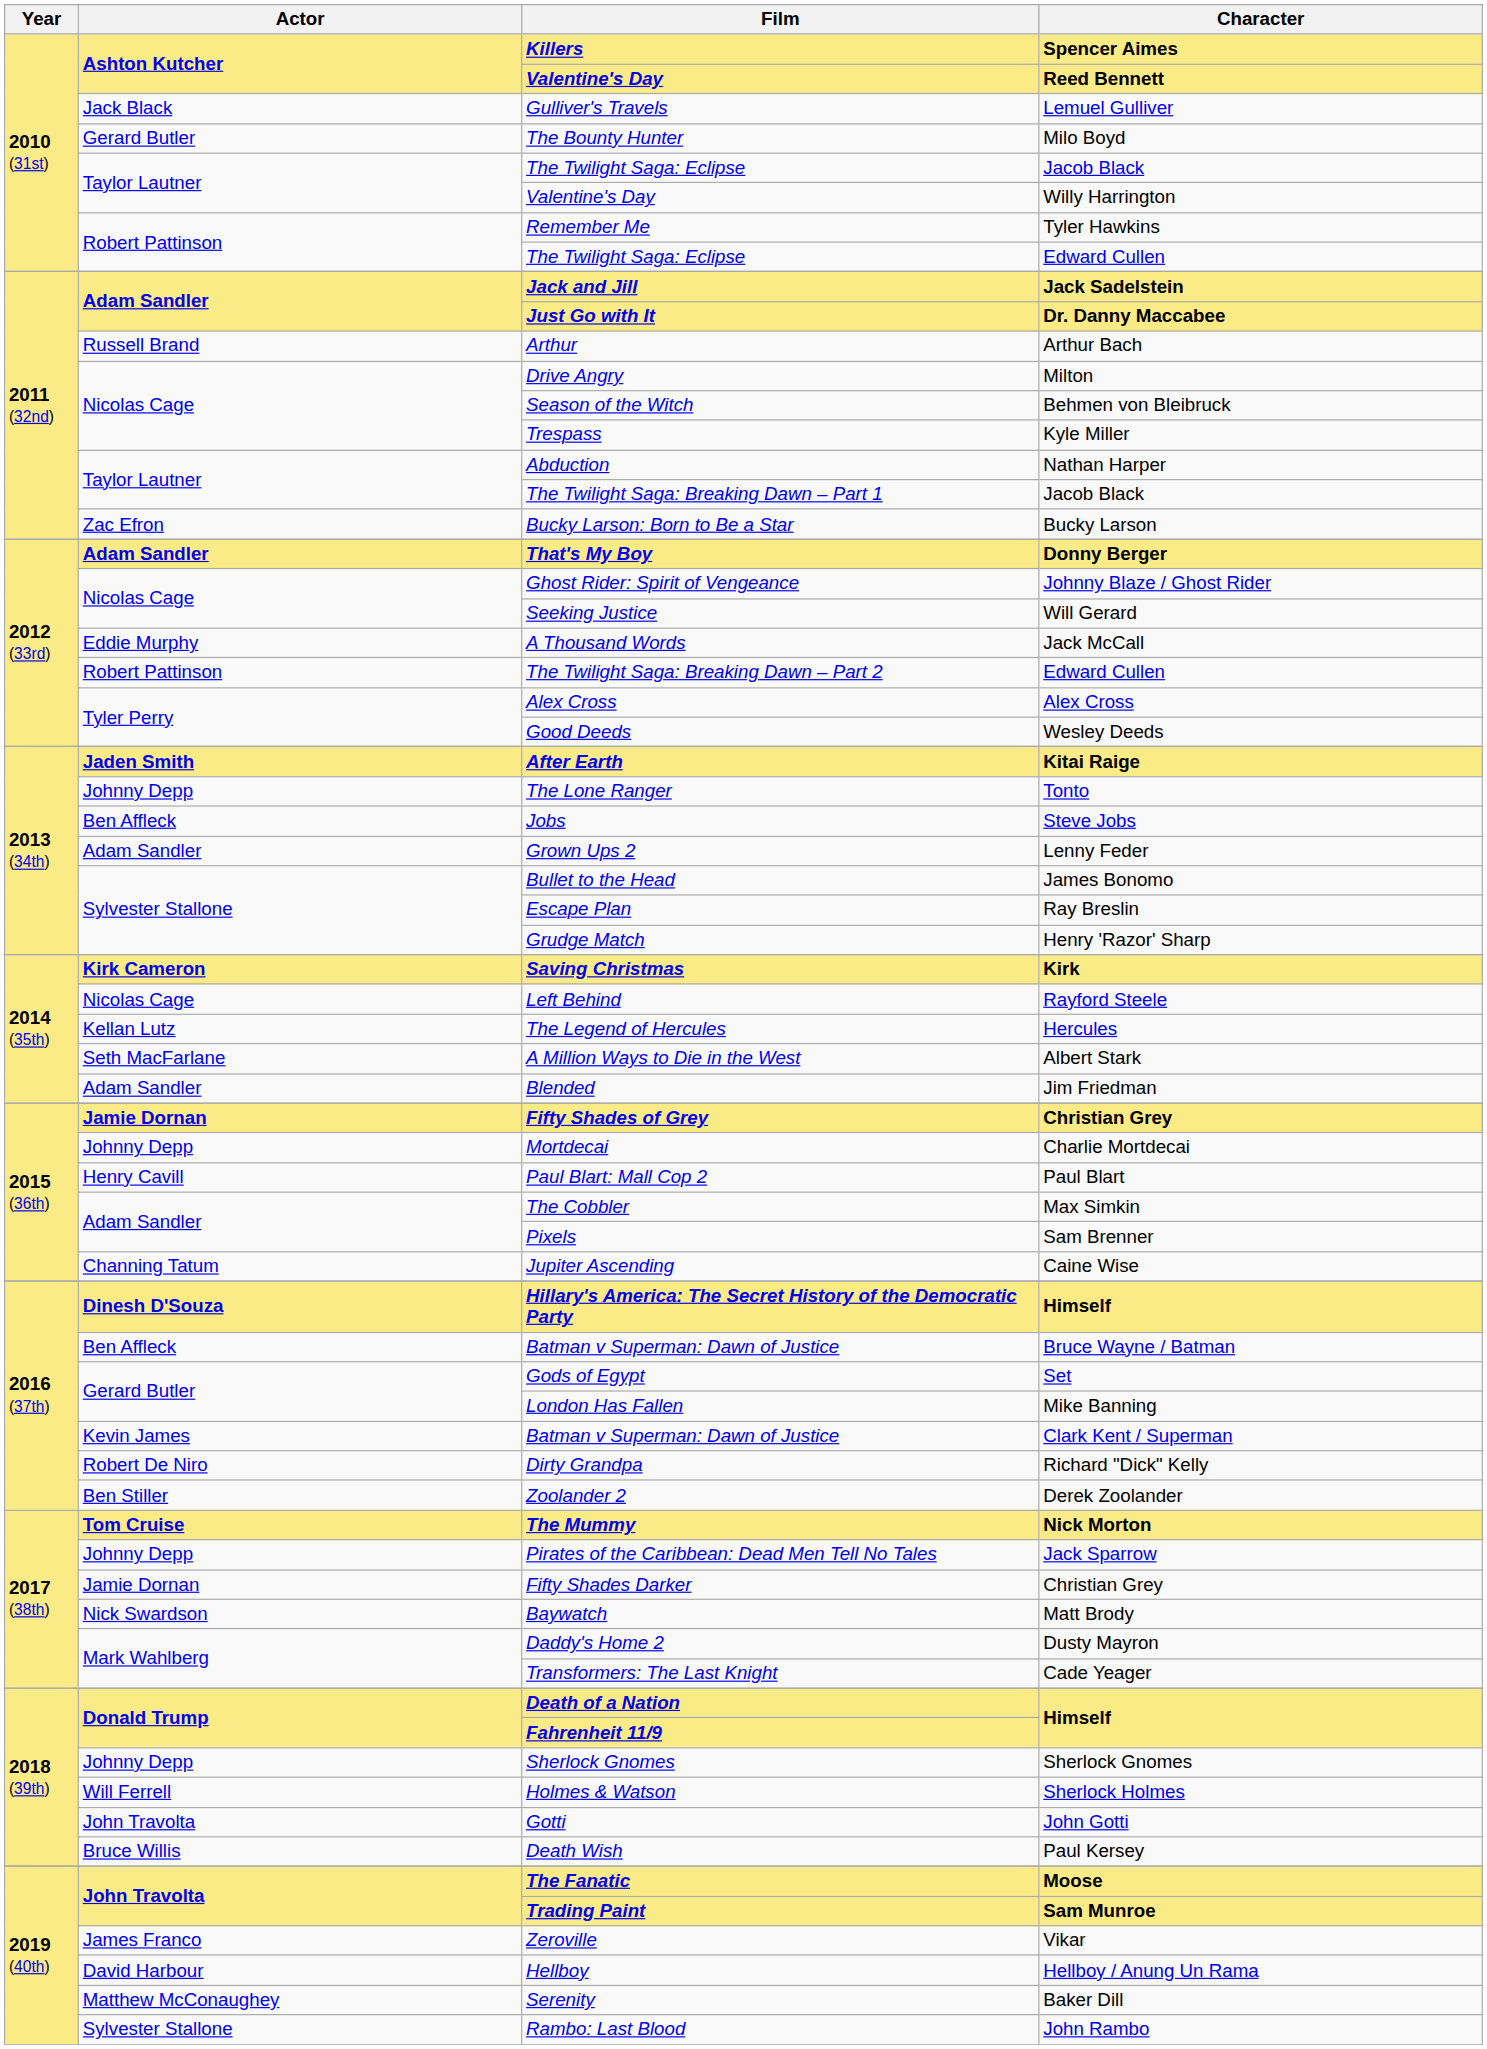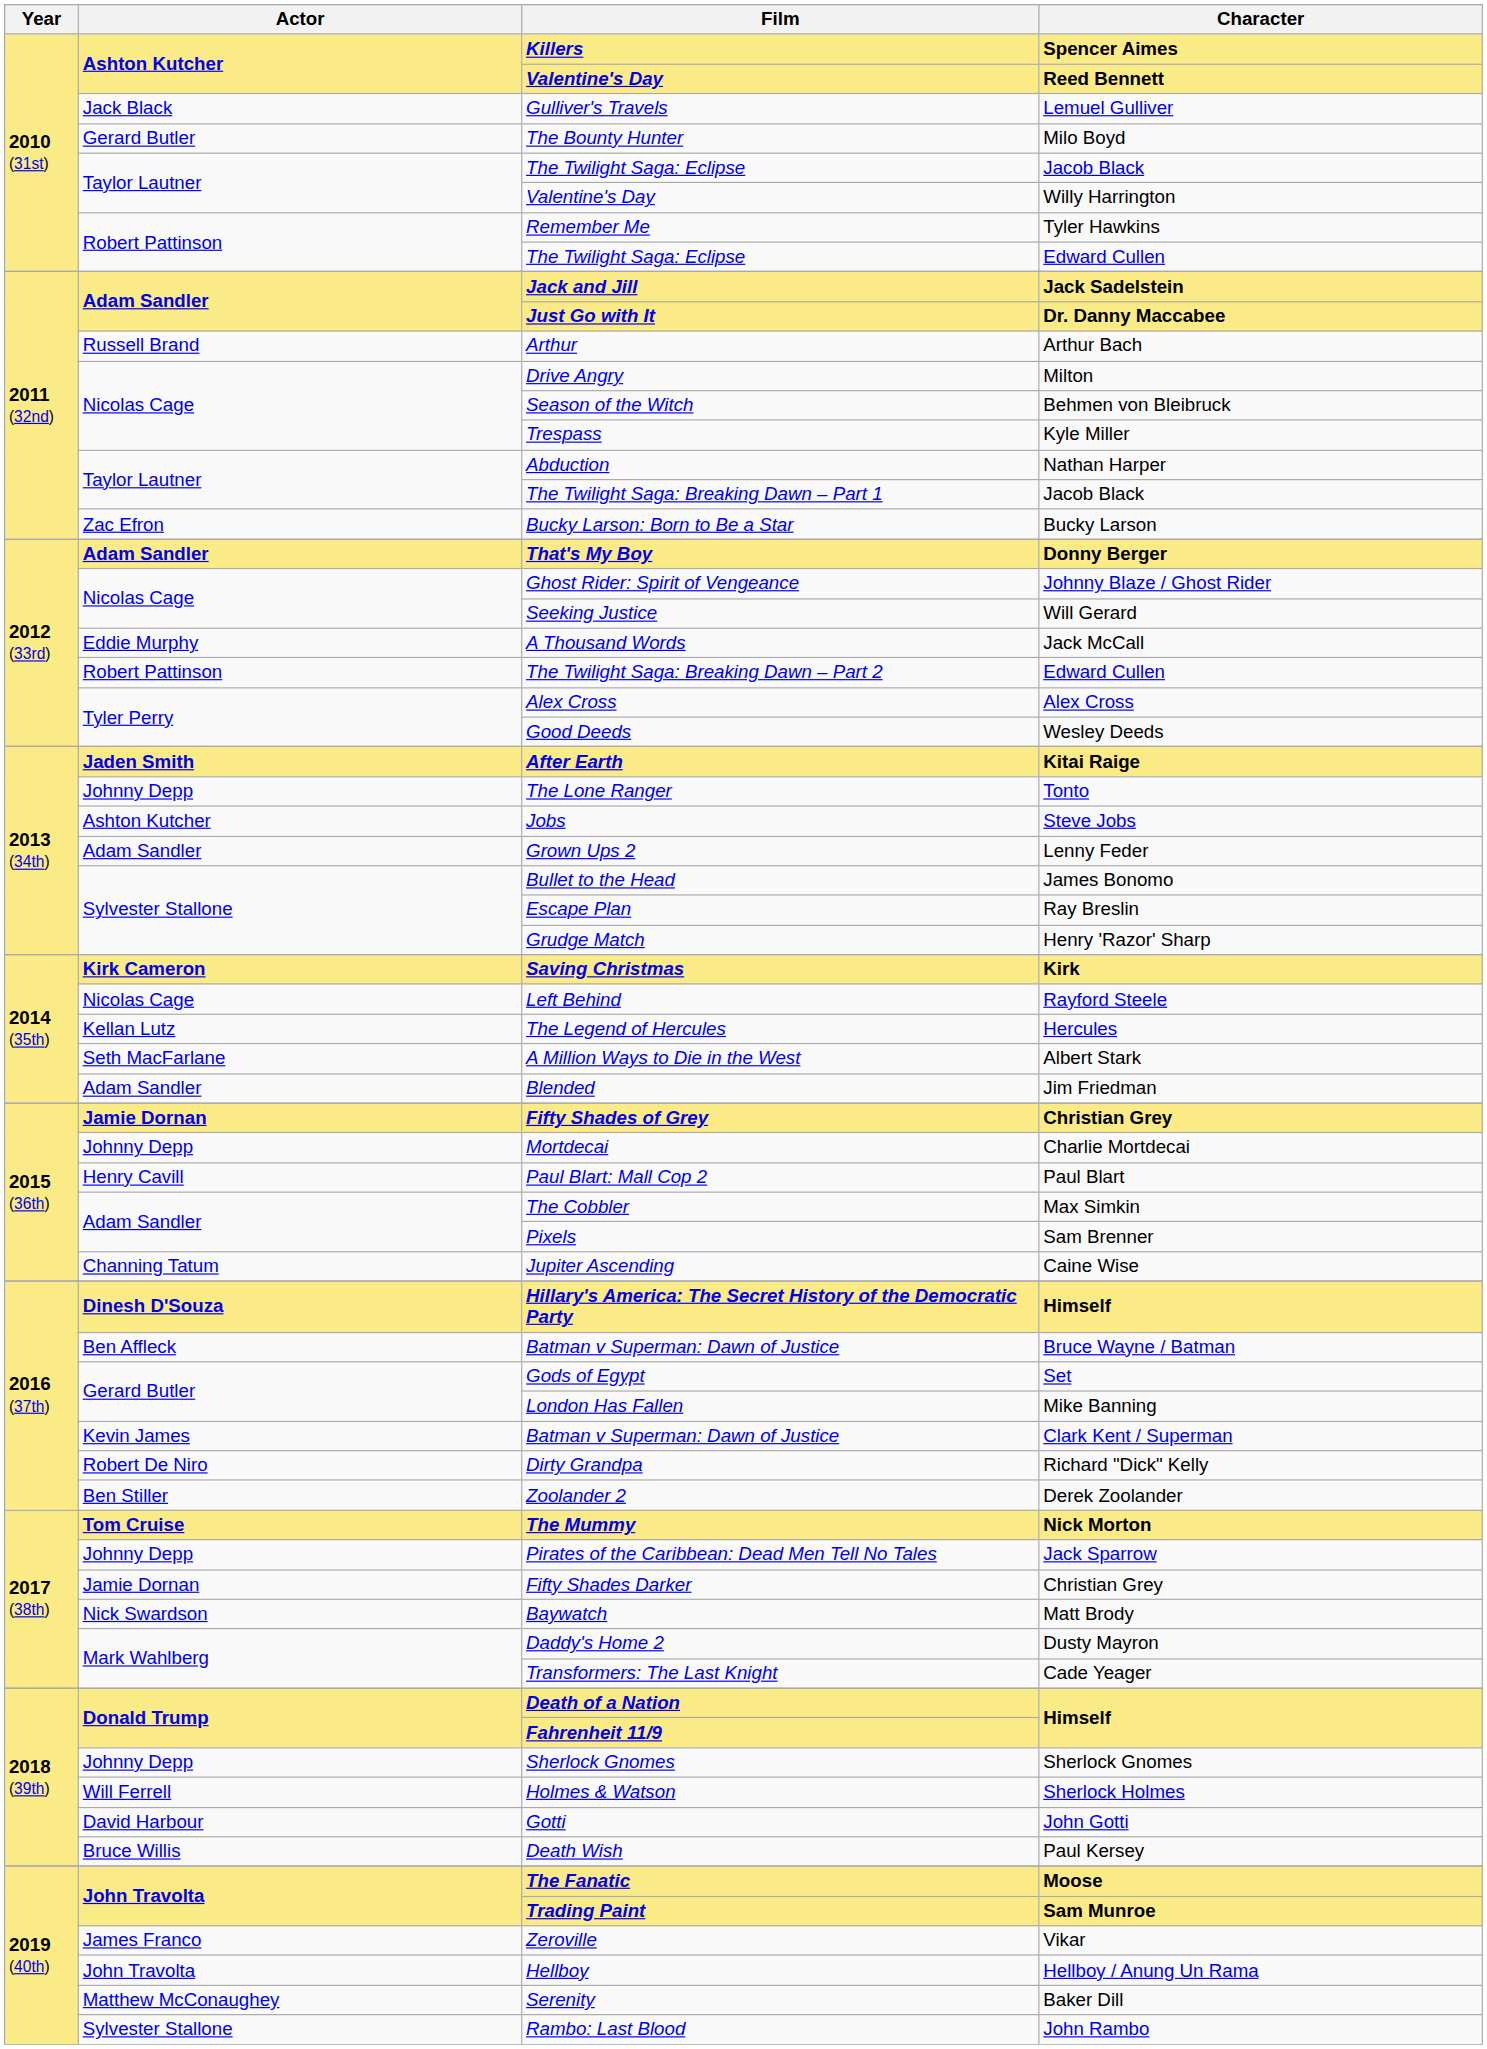(129, 820) Ben Affleck -> (147, 820) Ashton Kutcher
(139, 1821) John Travolta -> (143, 1821) David Harbour
(143, 1970) David Harbour -> (139, 1970) John Travolta
